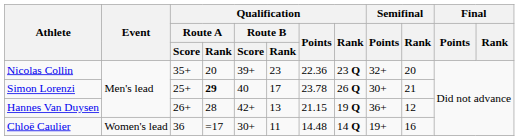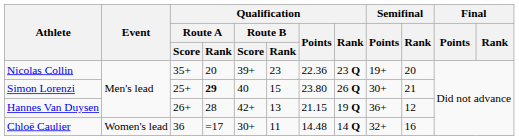(378, 70) 32+ -> (378, 70) 19+
(275, 89) 17 -> (275, 89) 15
(314, 89) 23.78 -> (314, 89) 23.80
(378, 126) 19+ -> (378, 126) 32+
